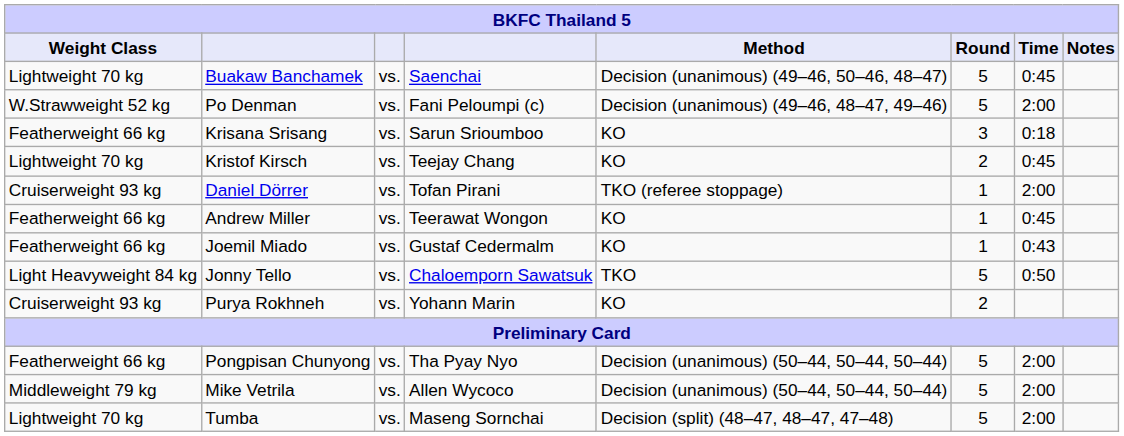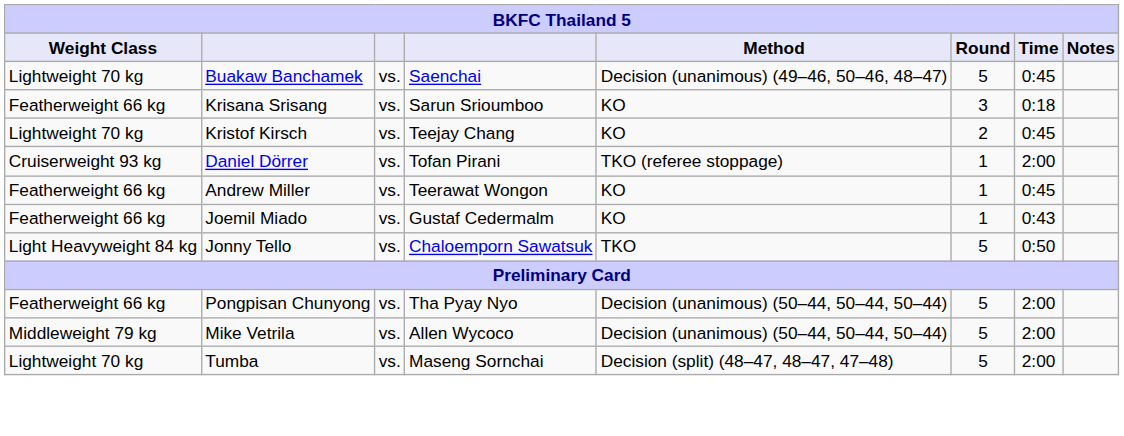- row: (251, 104)
- row: (265, 303)
